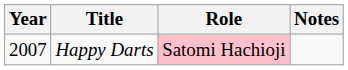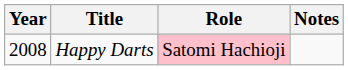(28, 49) 2007 -> (28, 49) 2008
